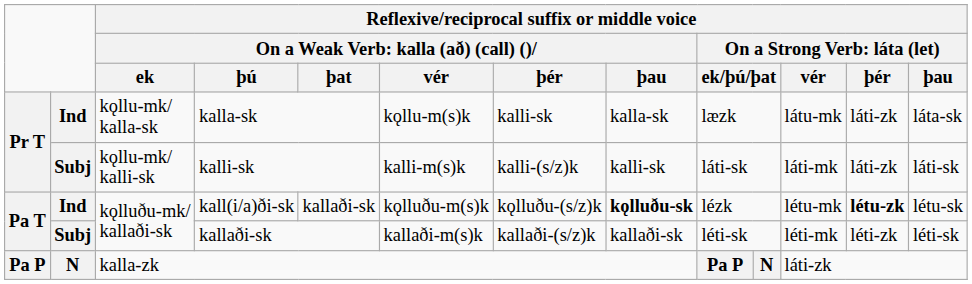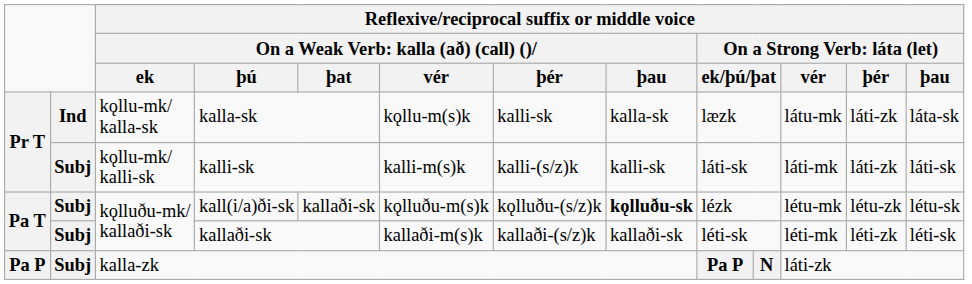(73, 206) Ind -> (73, 206) Subj
(877, 206) bold -> (876, 206) normal
(73, 264) N -> (73, 264) Subj
